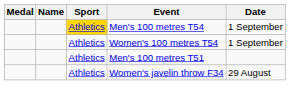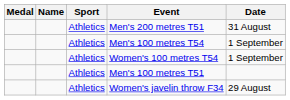+ row: (157, 27)
(87, 27) gold background -> (87, 42) no background
